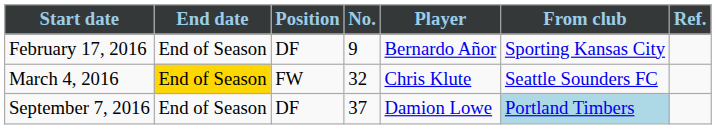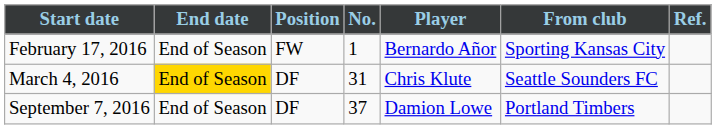(287, 49) DF -> (289, 49) FW
(353, 49) 9 -> (353, 49) 1
(289, 78) FW -> (287, 78) DF
(358, 78) 32 -> (358, 78) 31
(570, 108) lightblue background -> (570, 108) no background
